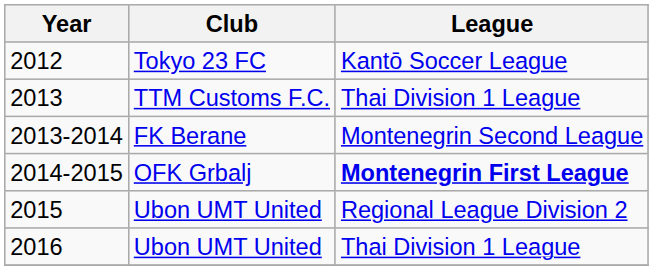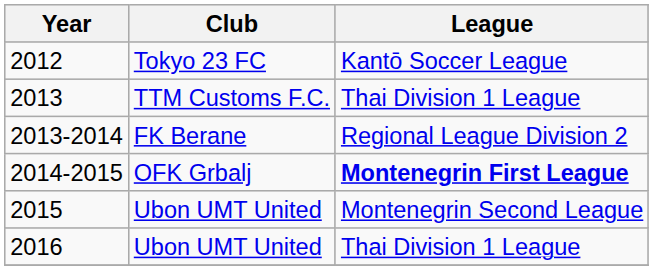(492, 136) Montenegrin Second League -> (484, 136) Regional League Division 2
(484, 210) Regional League Division 2 -> (492, 210) Montenegrin Second League
